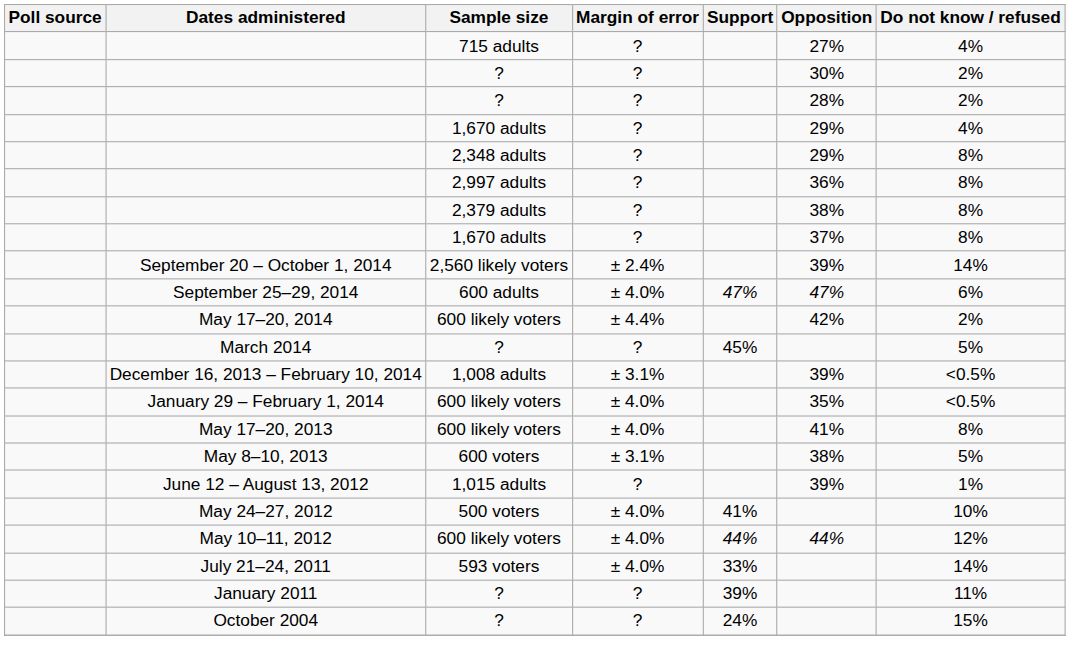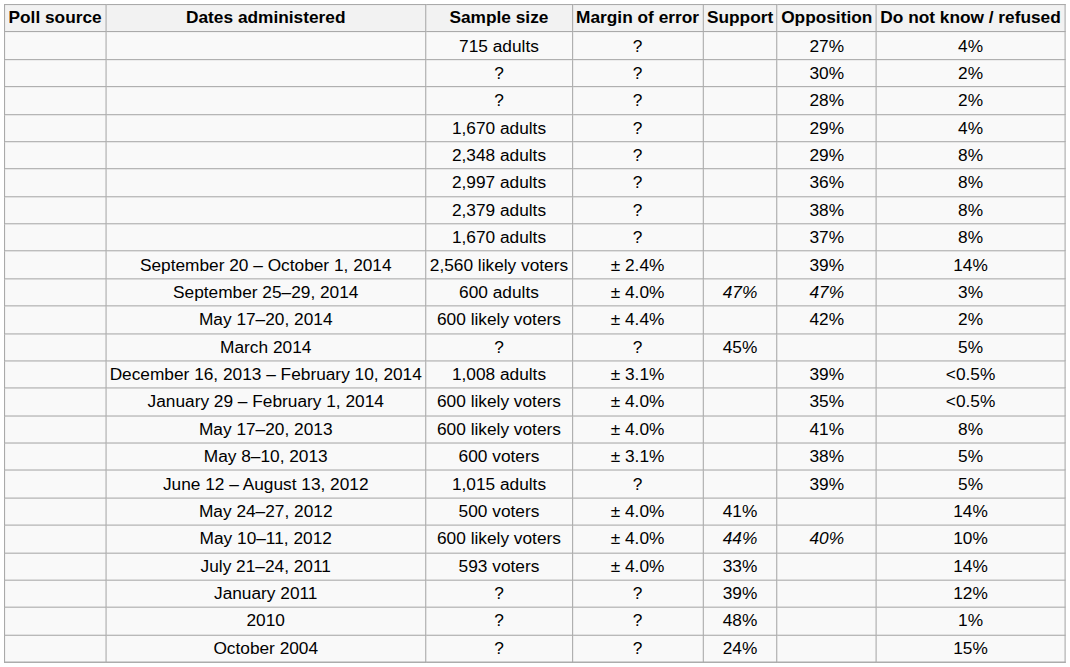(971, 292) 6% -> (971, 292) 3%
(971, 484) 1% -> (971, 484) 5%
(971, 511) 10% -> (971, 511) 14%
(827, 538) 44% -> (827, 538) 40%
(971, 538) 12% -> (971, 538) 10%
(971, 593) 11% -> (971, 593) 12%
+ row: (266, 621)
